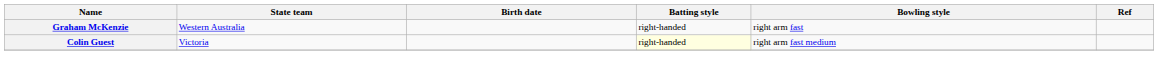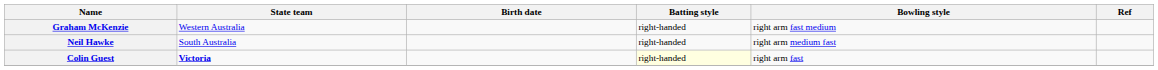(778, 27) right arm fast -> (795, 27) right arm fast medium
+ row: (90, 42)
(194, 42) normal -> (195, 58) bold
(795, 42) right arm fast medium -> (778, 58) right arm fast
